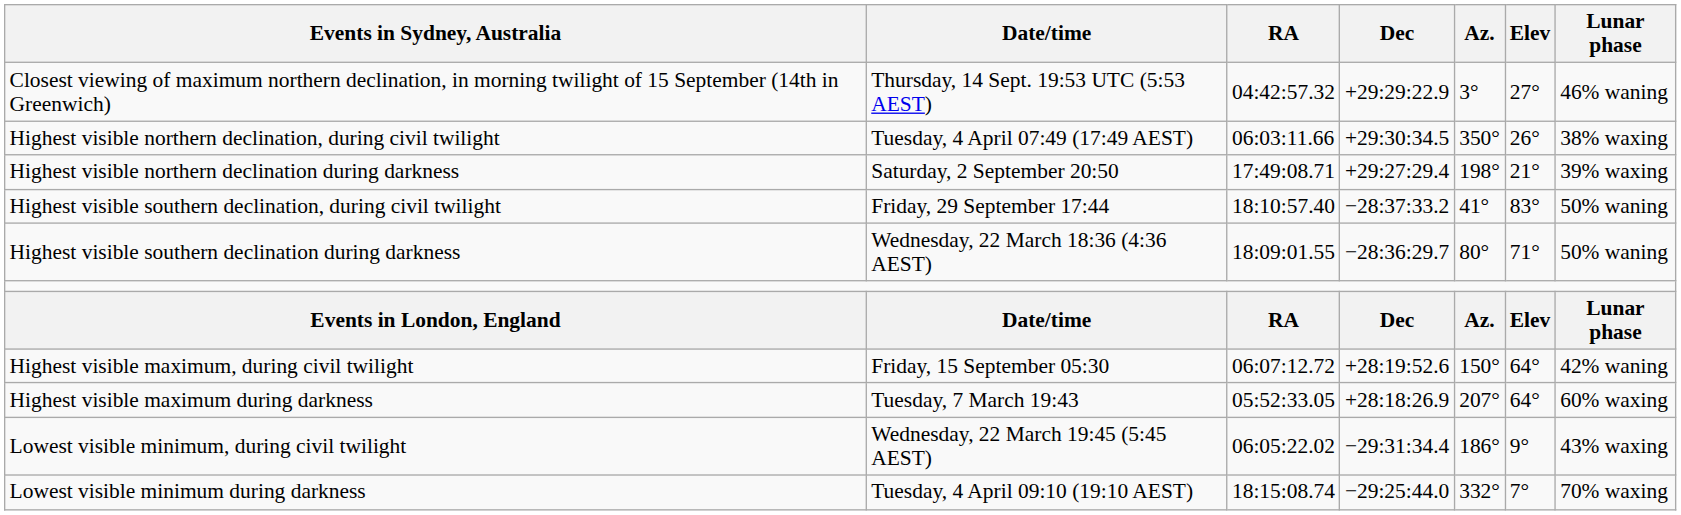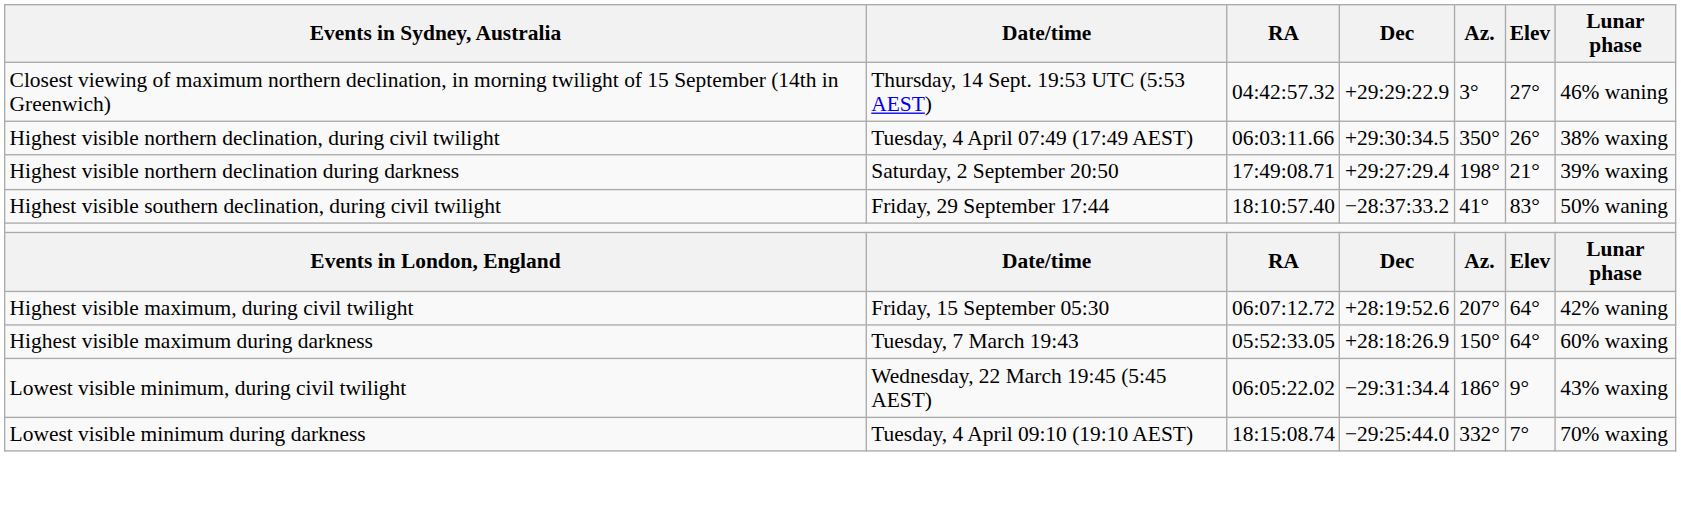- row: (235, 251)
(1480, 365) 150° -> (1480, 307) 207°
(1480, 399) 207° -> (1480, 341) 150°
